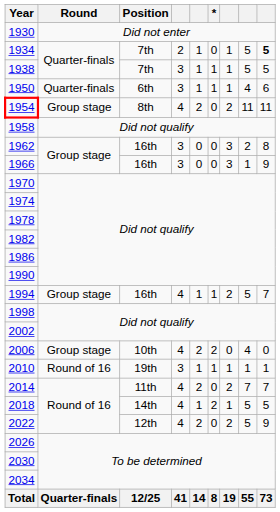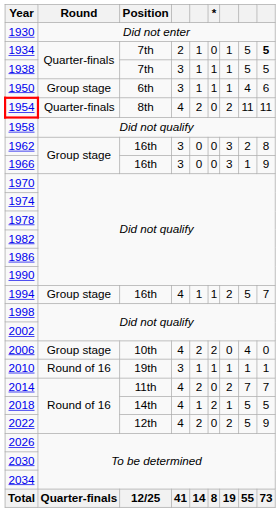(79, 88) Quarter-finals -> (79, 88) Group stage
(79, 107) Group stage -> (79, 107) Quarter-finals
